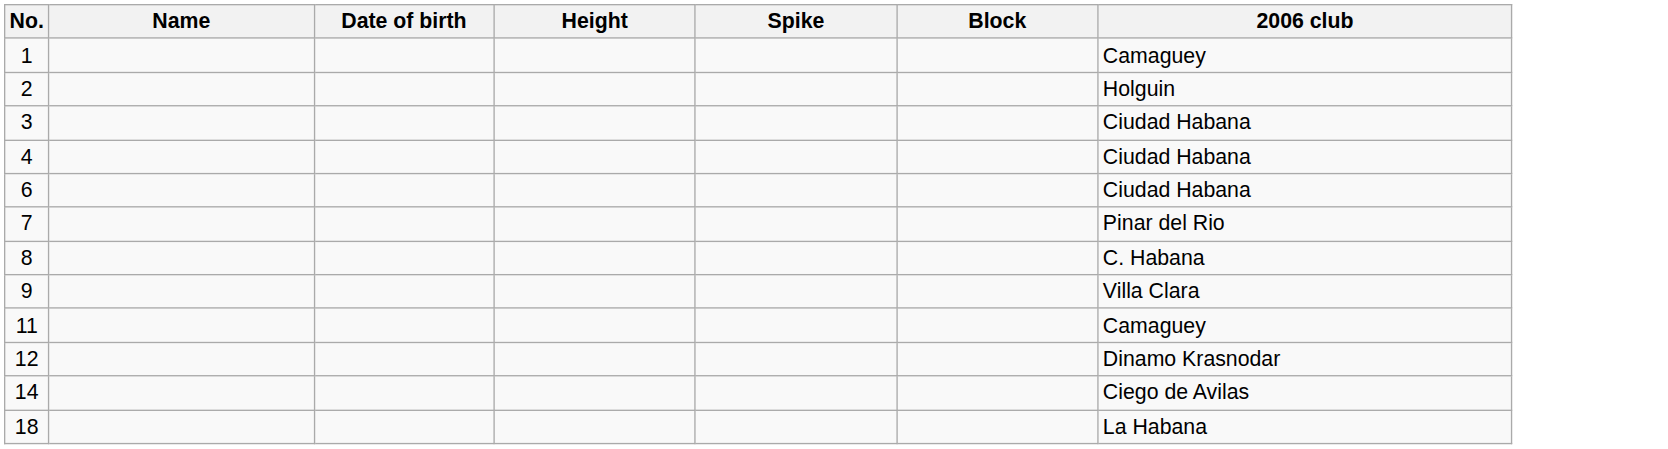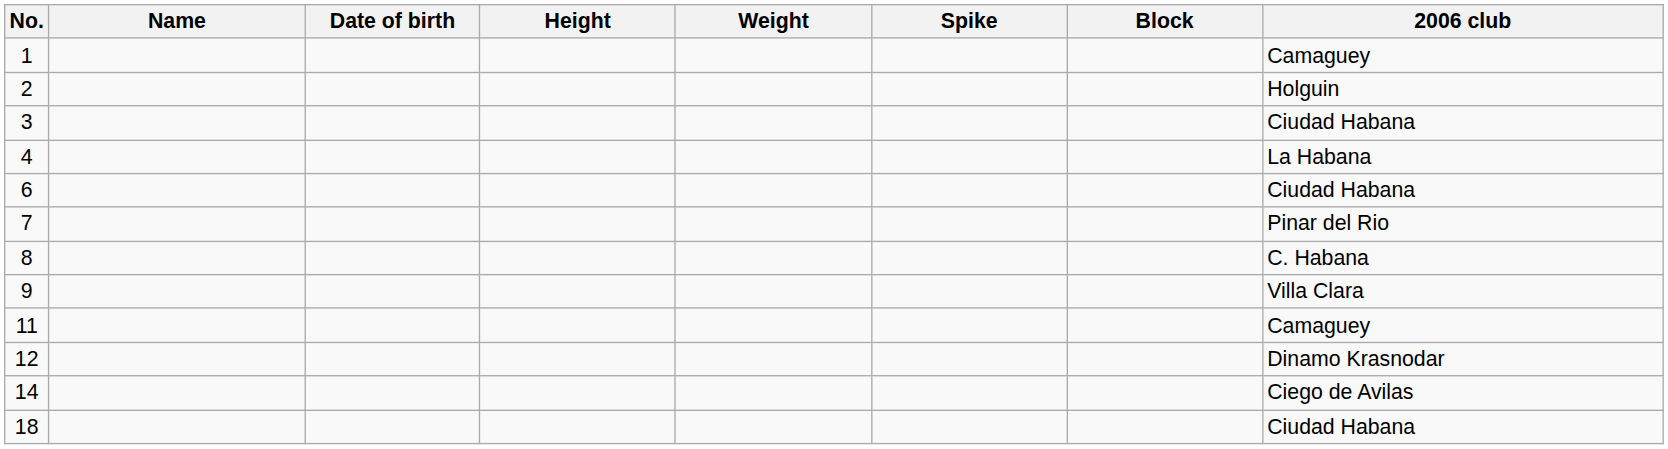+ column: (774, 21)
(1177, 156) Ciudad Habana -> (1319, 156) La Habana
(1155, 426) La Habana -> (1341, 426) Ciudad Habana
